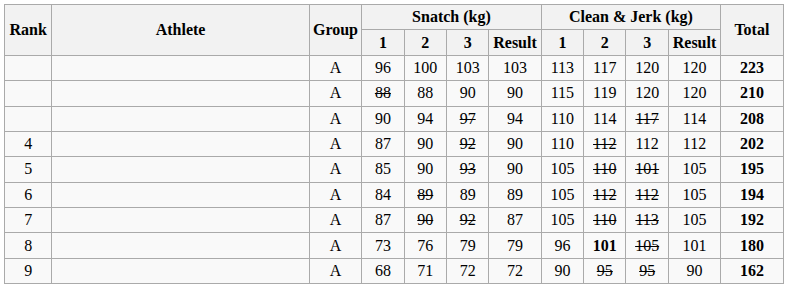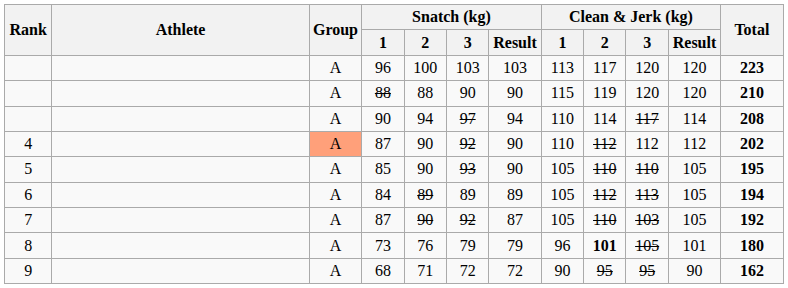(335, 144) no background -> (335, 144) lightsalmon background
(647, 169) 101 -> (647, 169) 110
(647, 194) 112 -> (647, 194) 113
(647, 220) 113 -> (647, 220) 103
